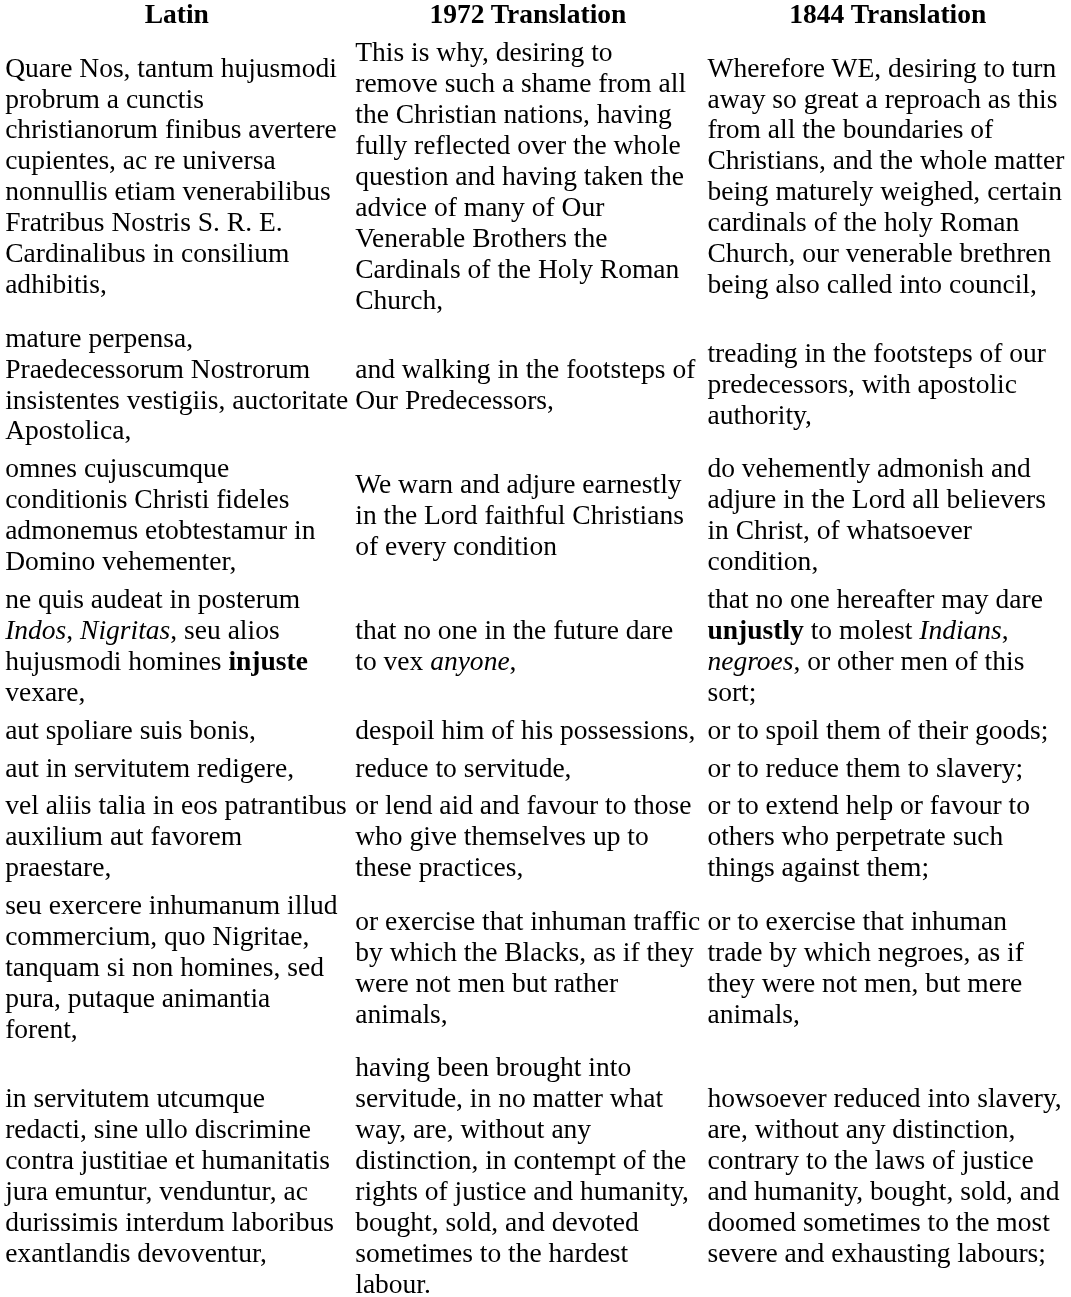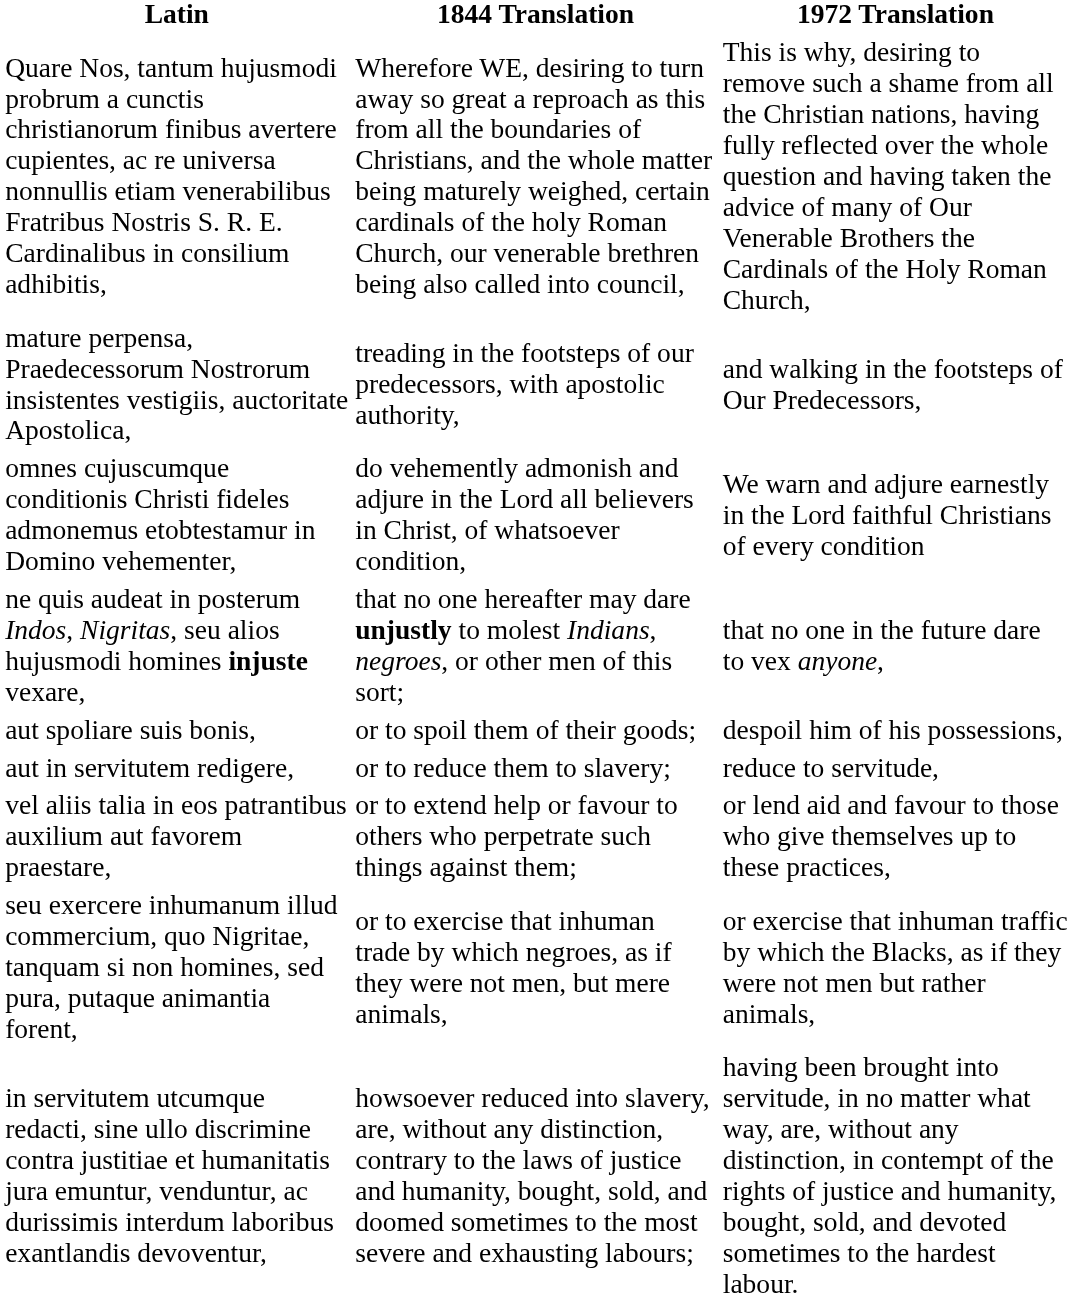columns swapped: (888, 14) <-> (528, 14)
